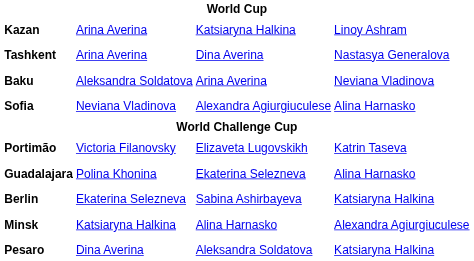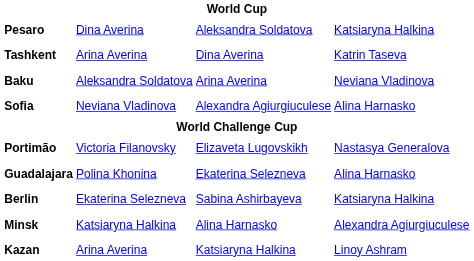rows swapped: (24, 250) <-> (22, 30)
(392, 55) Nastasya Generalova -> (370, 55) Katrin Taseva
(370, 148) Katrin Taseva -> (392, 148) Nastasya Generalova
